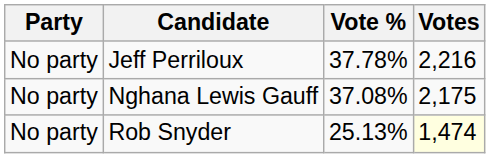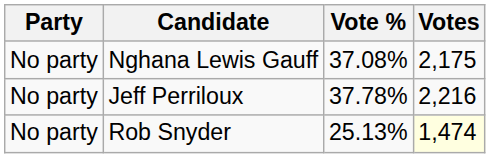rows swapped: (176, 59) <-> (213, 96)
